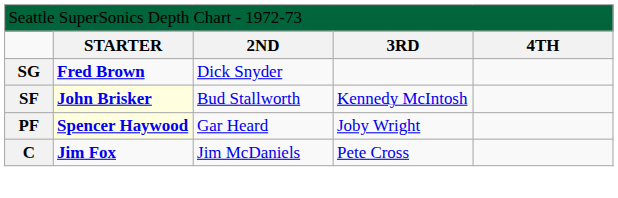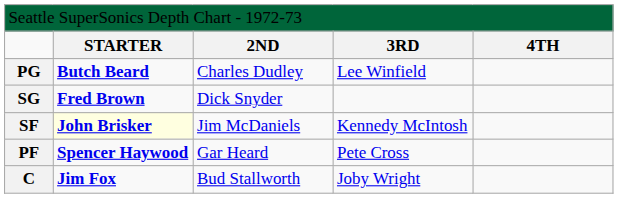+ row: (29, 71)
(249, 98) Bud Stallworth -> (249, 125) Jim McDaniels
(123, 125) lightyellow background -> (123, 152) no background
(379, 125) Joby Wright -> (373, 152) Pete Cross
(249, 152) Jim McDaniels -> (249, 179) Bud Stallworth
(373, 152) Pete Cross -> (379, 179) Joby Wright
